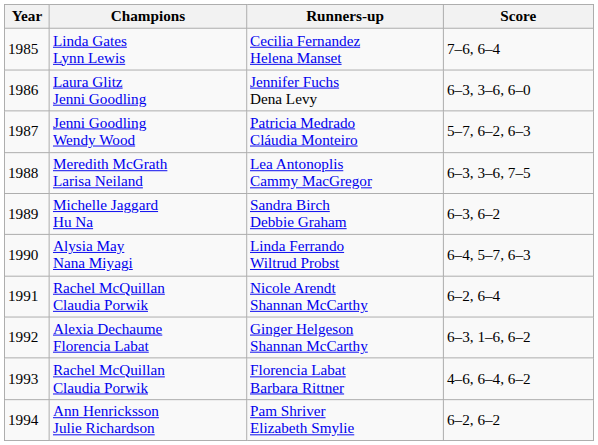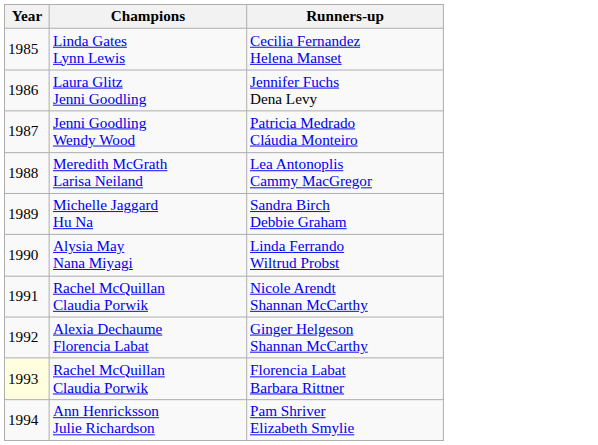- column: (518, 16)
(23, 378) no background -> (23, 378) lightyellow background
